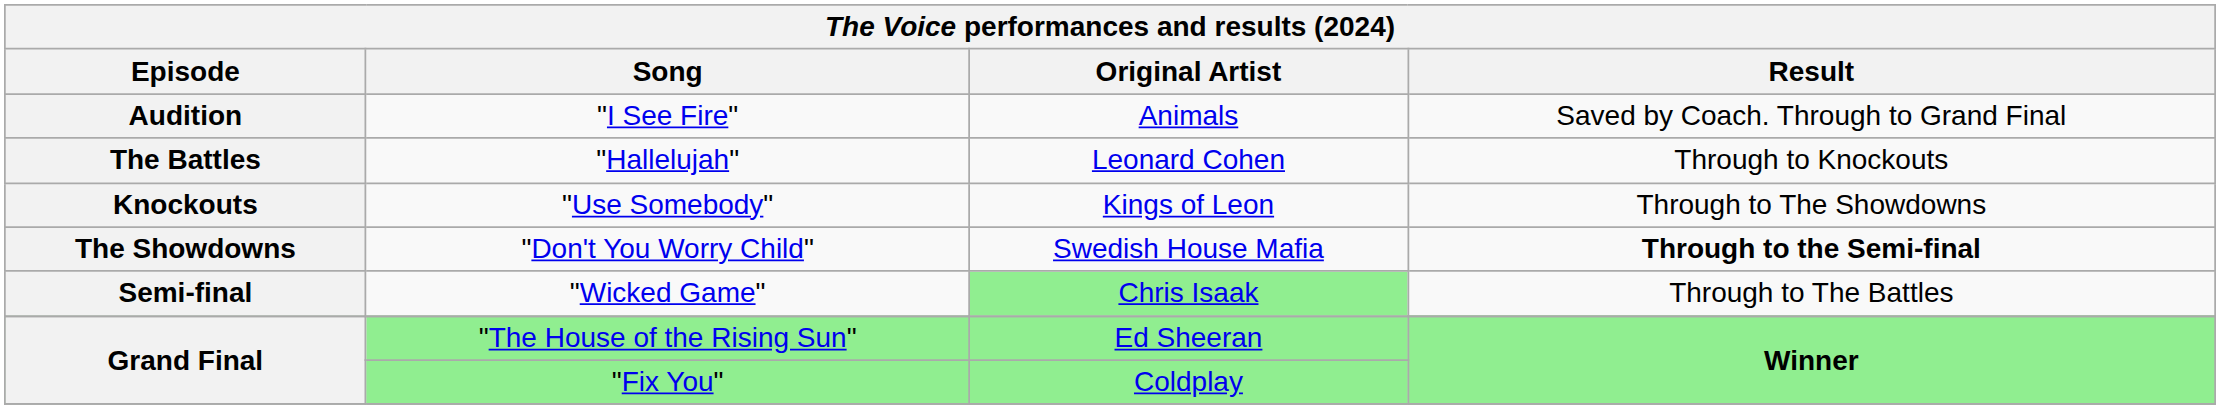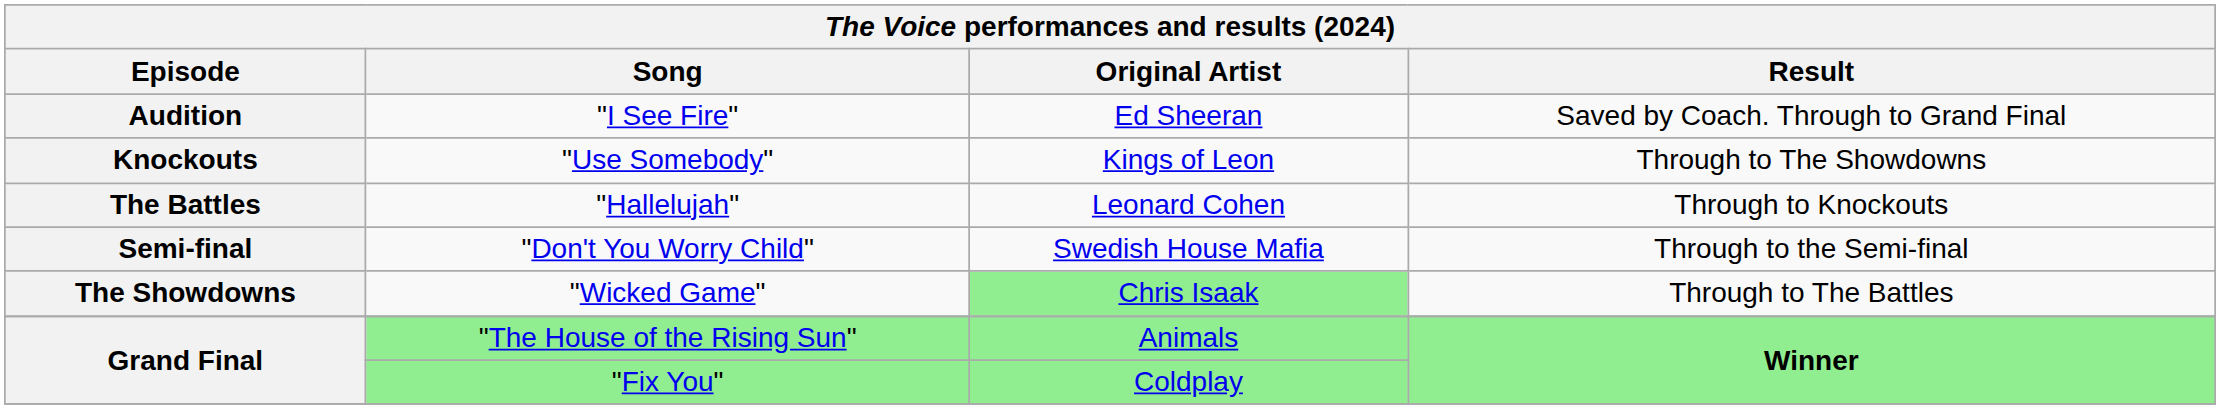(1188, 115) Animals -> (1188, 115) Ed Sheeran
rows swapped: (668, 159) <-> (668, 204)
(185, 248) The Showdowns -> (185, 248) Semi-final
(1811, 248) bold -> (1811, 248) normal
(185, 293) Semi-final -> (185, 293) The Showdowns
(1188, 337) Ed Sheeran -> (1188, 337) Animals
